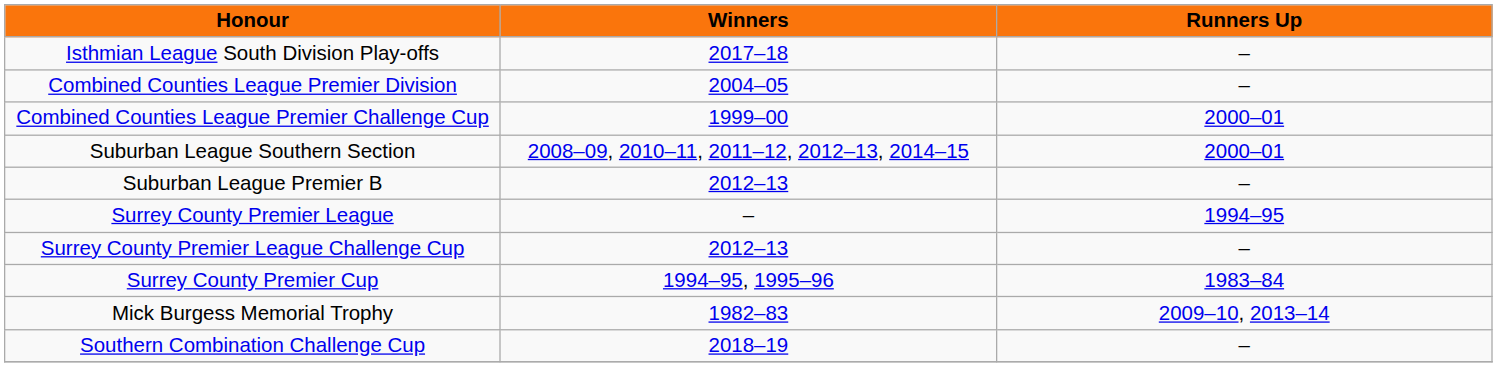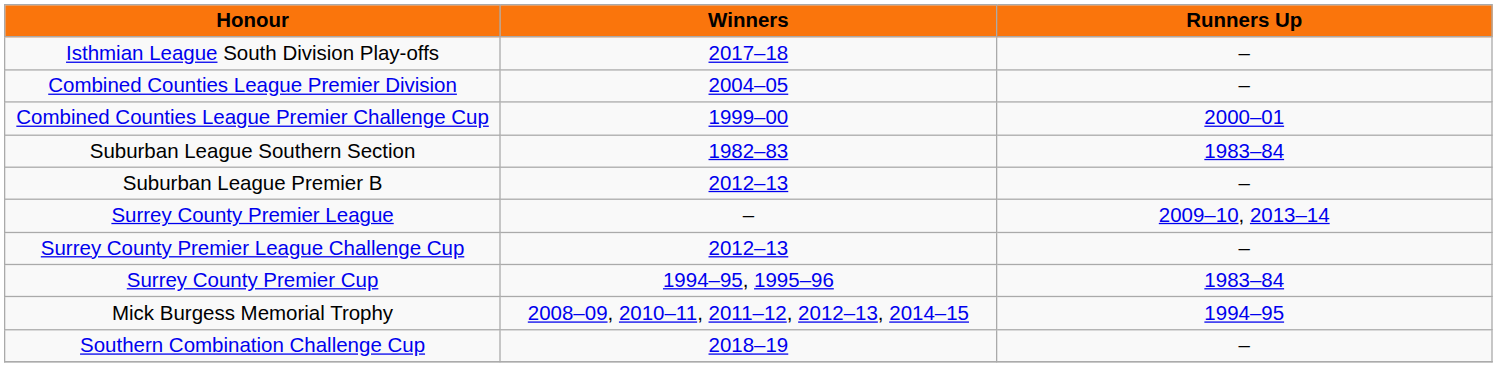(748, 150) 2008–09, 2010–11, 2011–12, 2012–13, 2014–15 -> (748, 150) 1982–83
(1244, 150) 2000–01 -> (1244, 150) 1983–84
(1244, 215) 1994–95 -> (1244, 215) 2009–10, 2013–14
(748, 313) 1982–83 -> (748, 313) 2008–09, 2010–11, 2011–12, 2012–13, 2014–15
(1244, 313) 2009–10, 2013–14 -> (1244, 313) 1994–95
